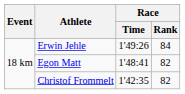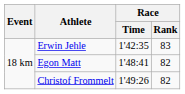(134, 47) 1'49:26 -> (134, 47) 1'42:35
(165, 47) 84 -> (165, 47) 83
(134, 80) 1'42:35 -> (134, 80) 1'49:26
